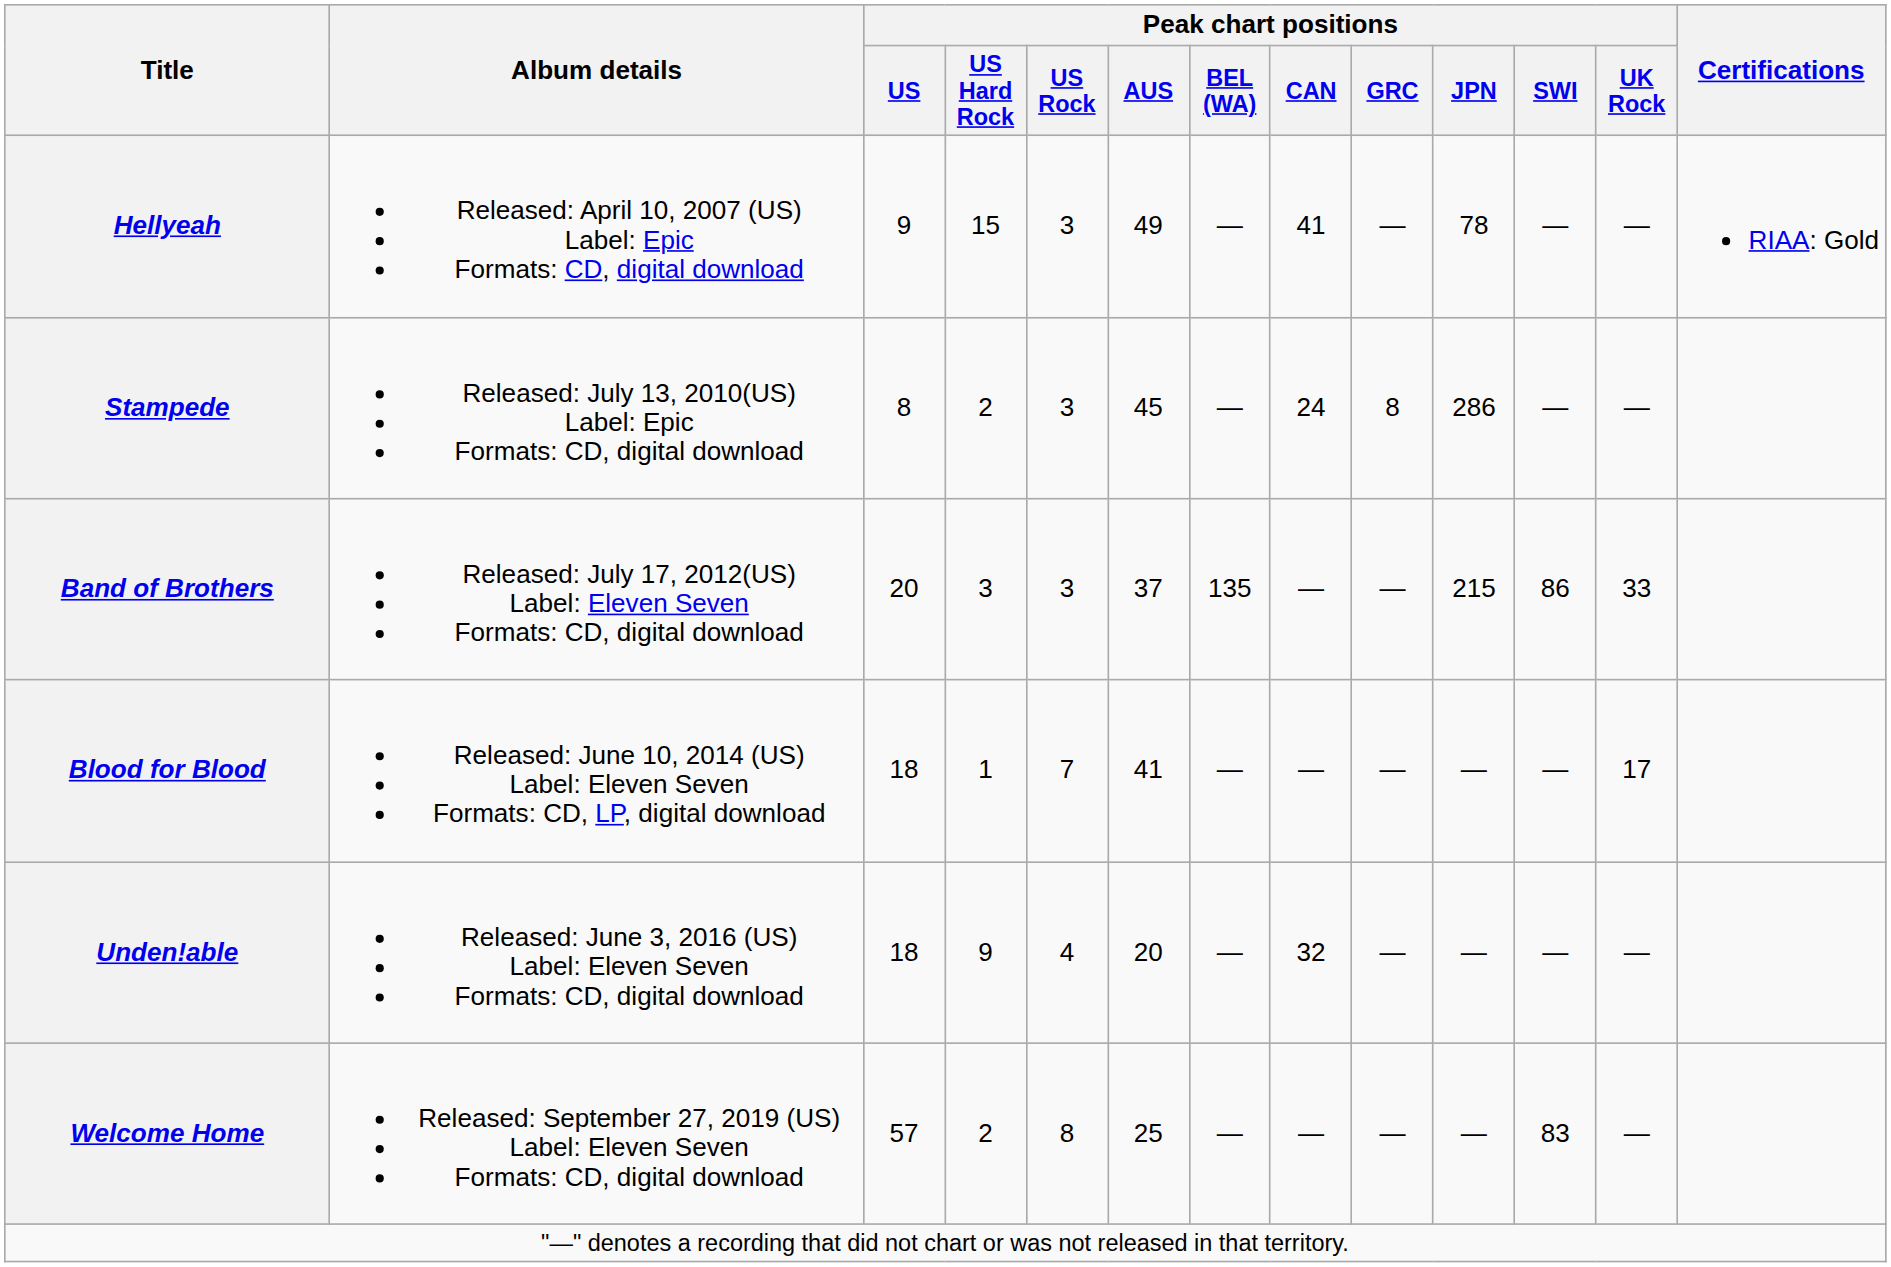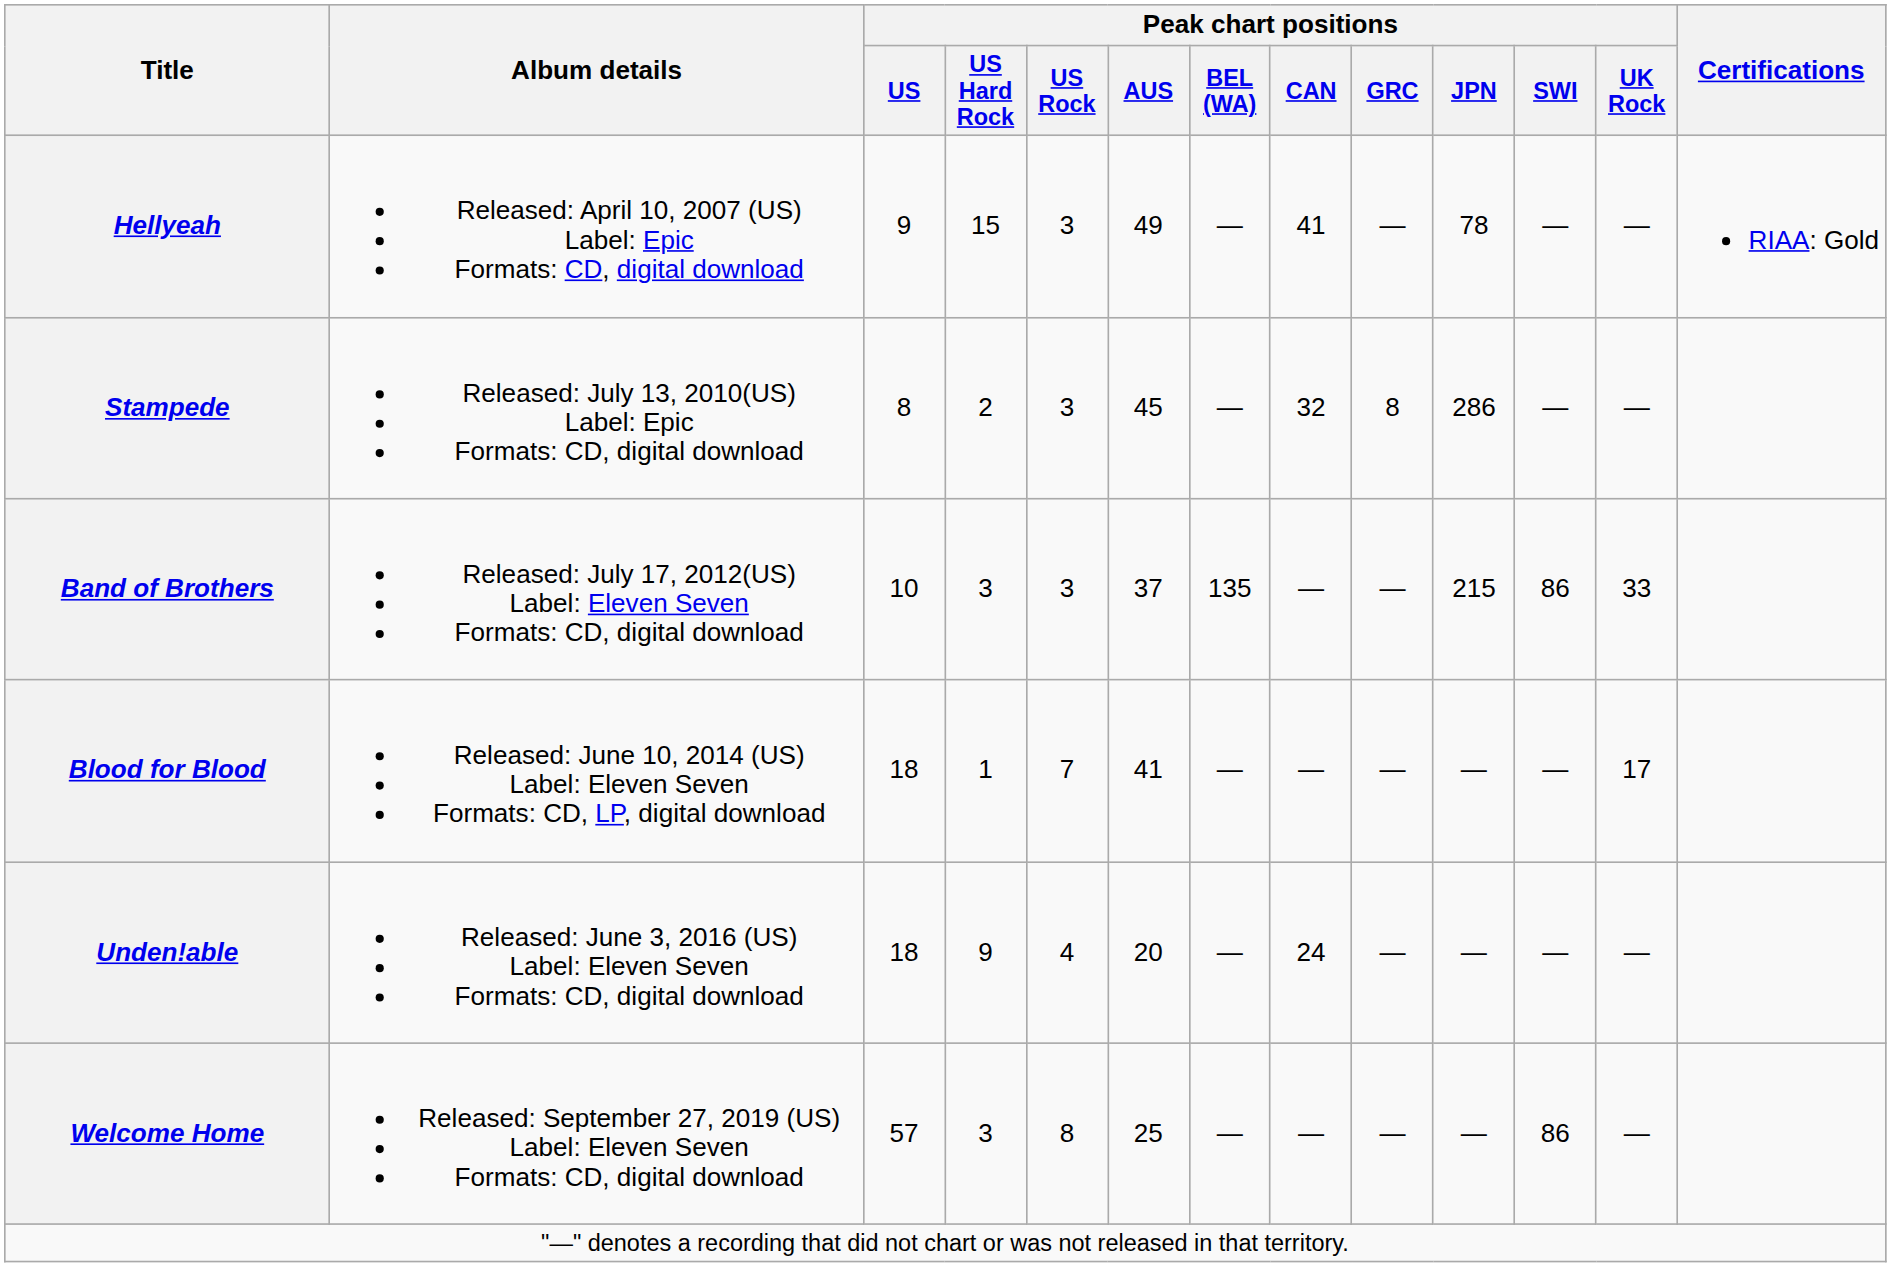(1311, 407) 24 -> (1311, 407) 32
(904, 588) 20 -> (904, 588) 10
(1311, 952) 32 -> (1311, 952) 24
(986, 1133) 2 -> (986, 1133) 3
(1555, 1133) 83 -> (1555, 1133) 86
